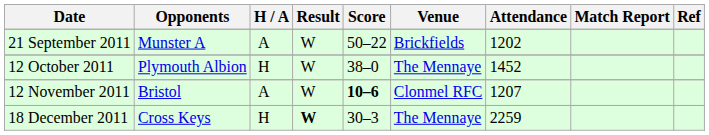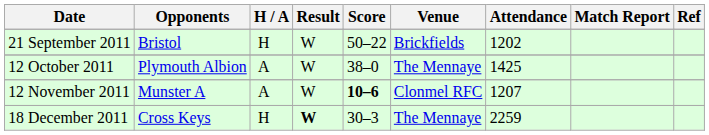(172, 42) Munster A -> (160, 42) Bristol
(262, 42) A -> (262, 42) H
(262, 67) H -> (262, 67) A
(505, 67) 1452 -> (505, 67) 1425
(160, 92) Bristol -> (172, 92) Munster A
